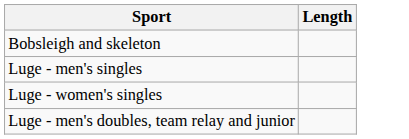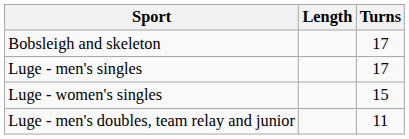+ column: (380, 17)
